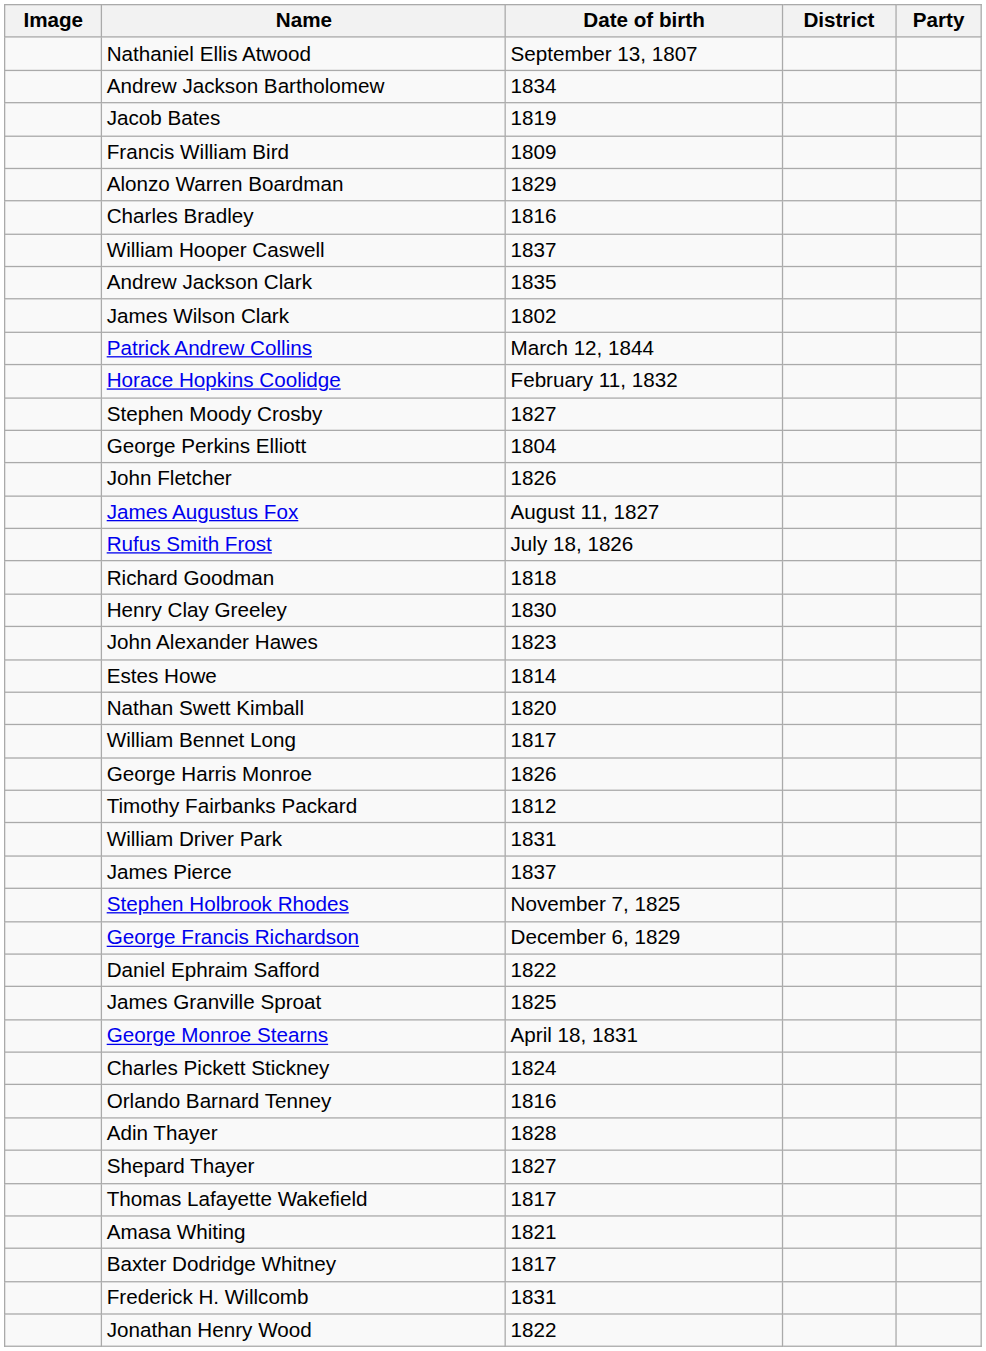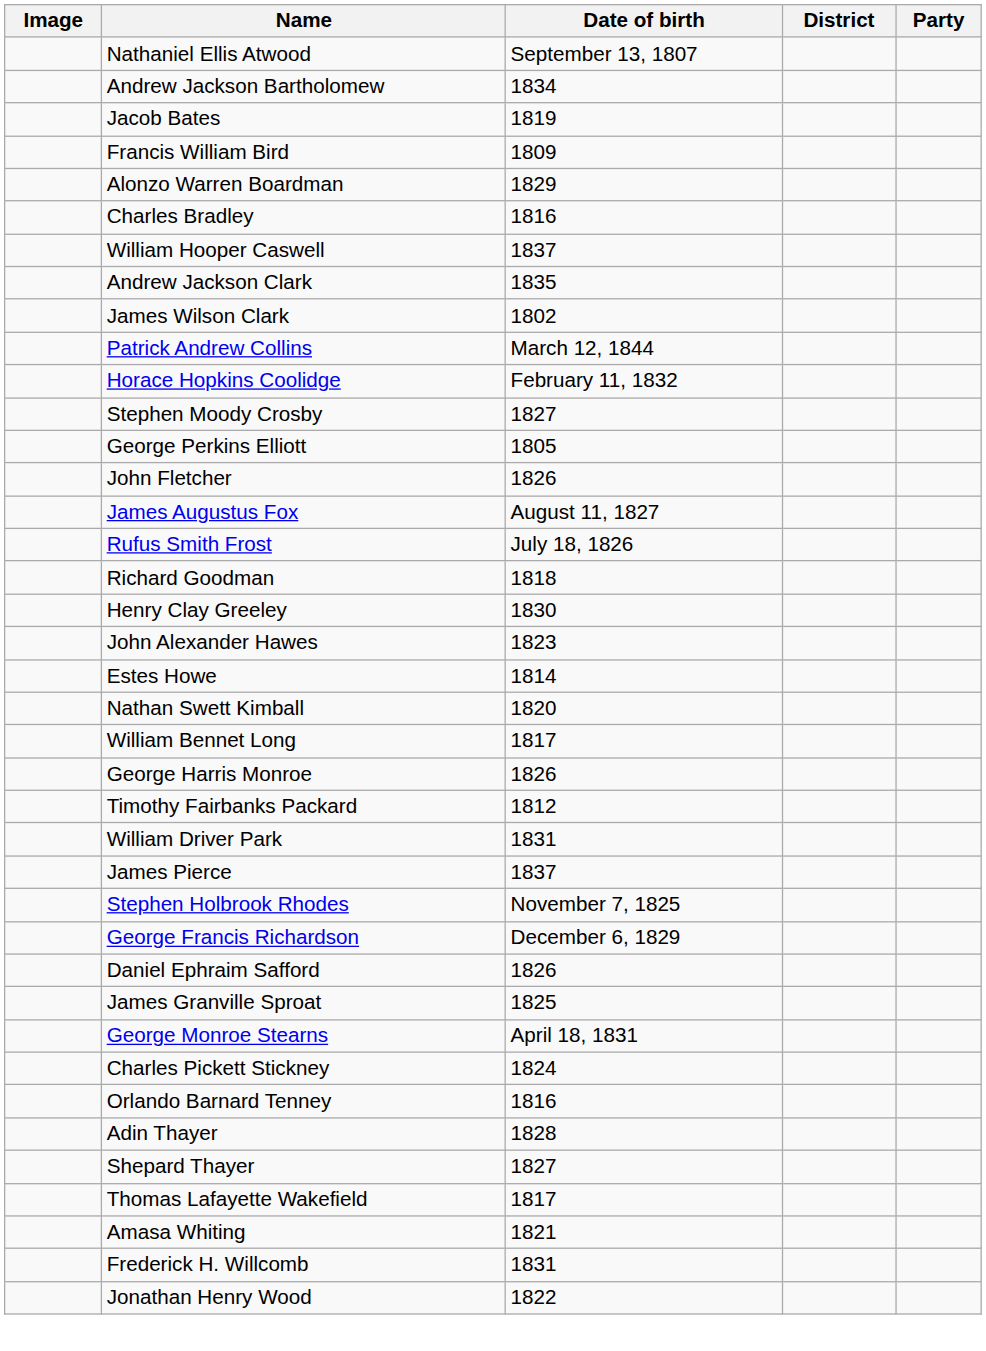(534, 446) 1804 -> (534, 446) 1805
(534, 970) 1822 -> (534, 970) 1826
- row: (221, 1264)
